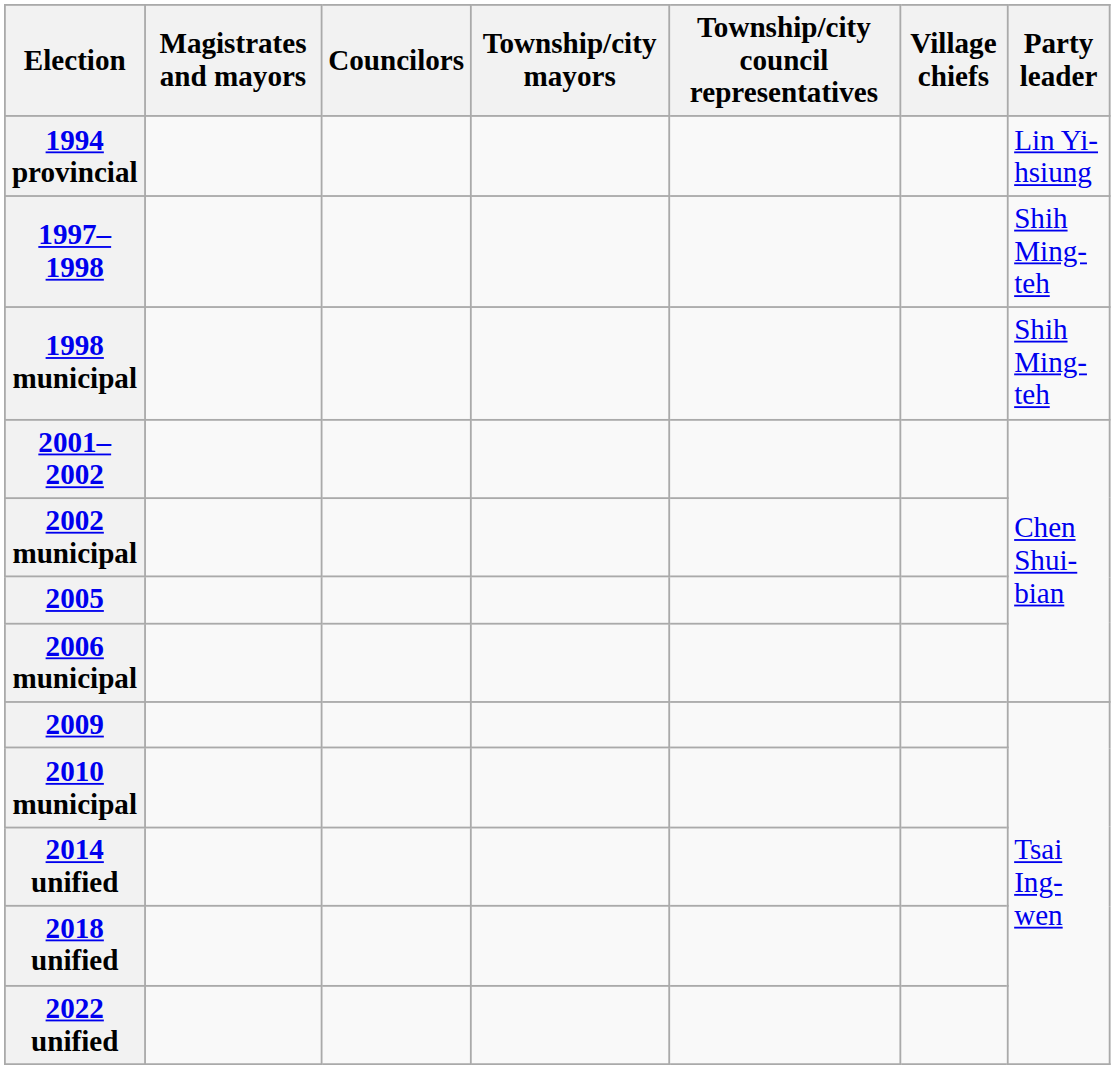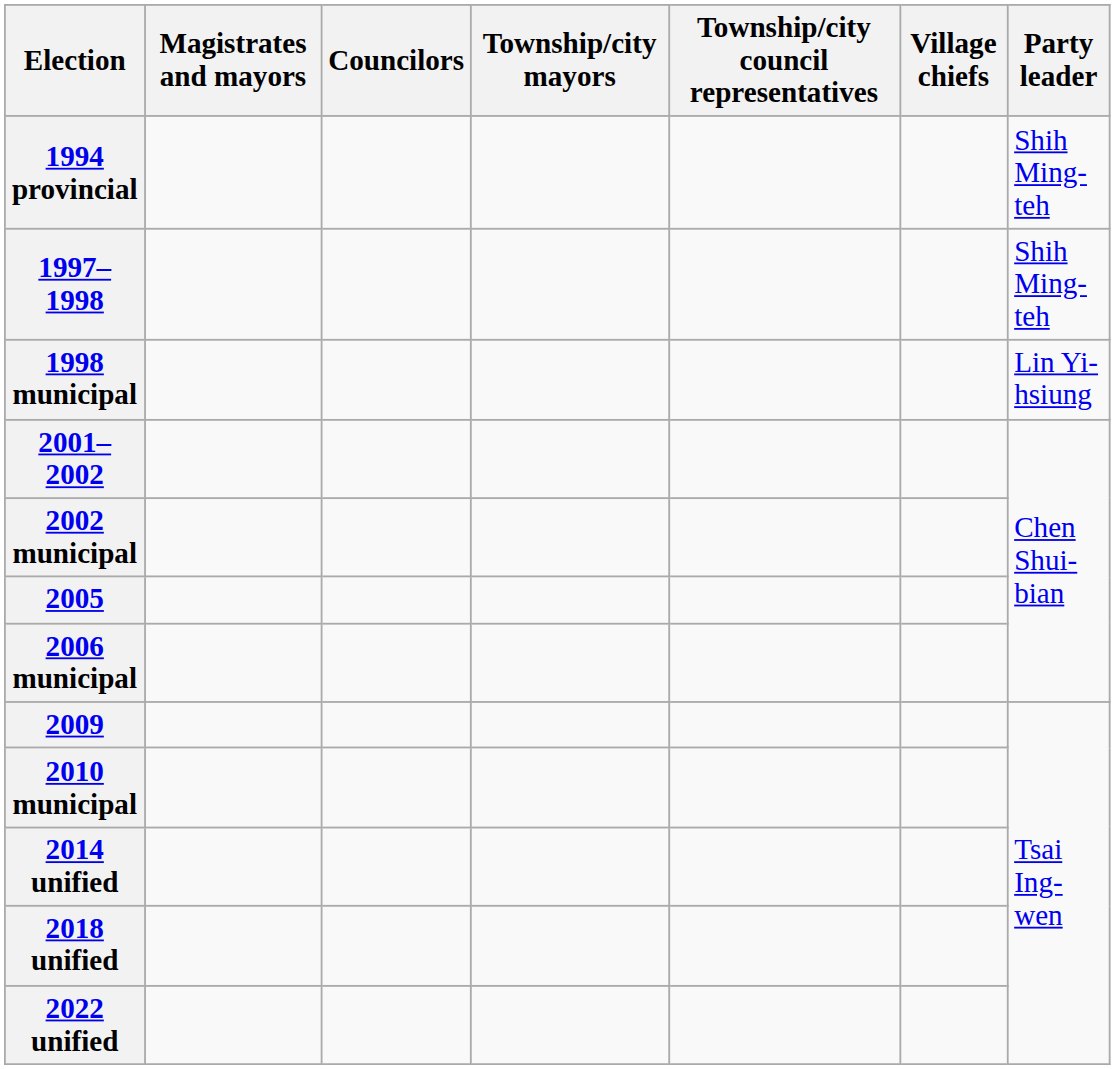(1056, 155) Lin Yi-hsiung -> (1051, 172) Shih Ming-teh
(1051, 362) Shih Ming-teh -> (1056, 379) Lin Yi-hsiung
